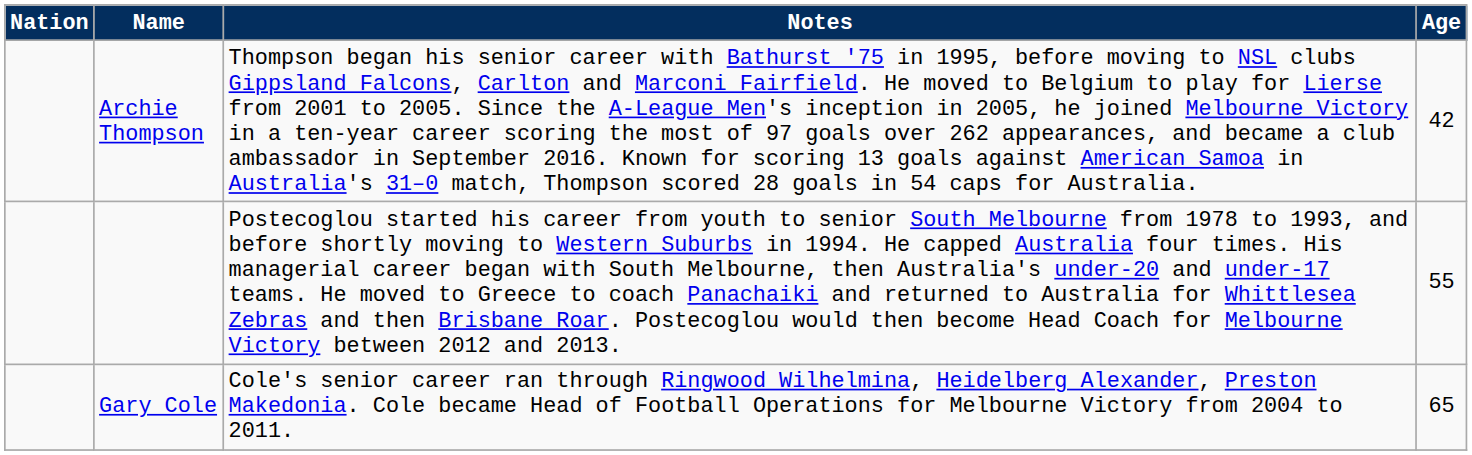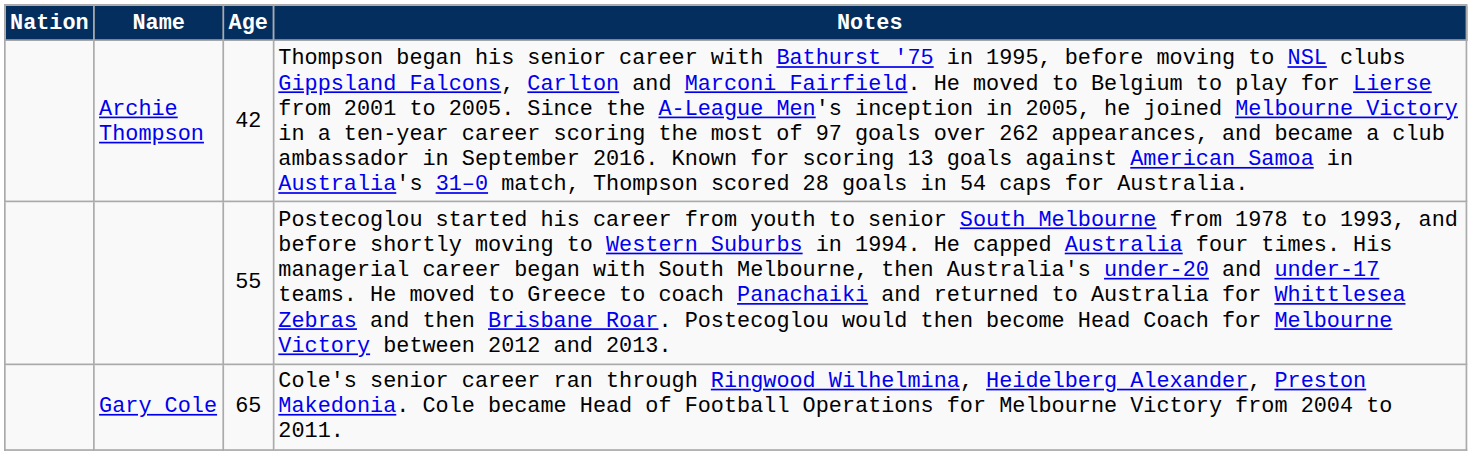columns swapped: (1442, 23) <-> (820, 23)
